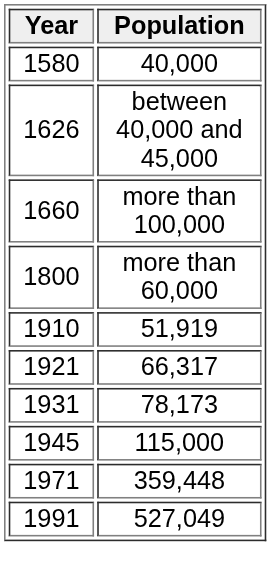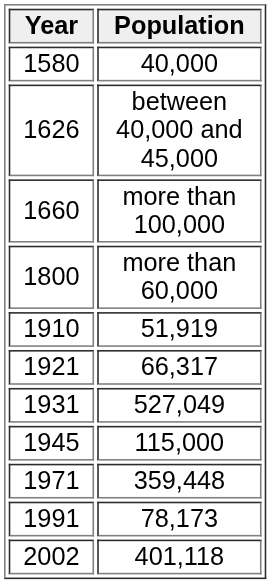(179, 405) 78,173 -> (179, 405) 527,049
(179, 518) 527,049 -> (179, 518) 78,173
+ row: (51, 556)
